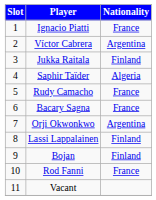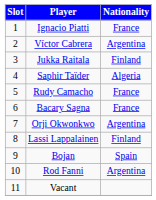(126, 155) Finland -> (126, 155) Spain
(126, 171) France -> (126, 171) Argentina
